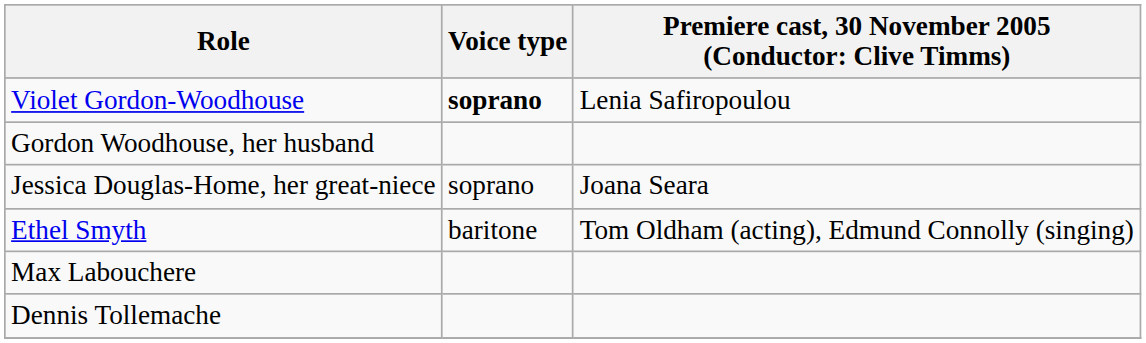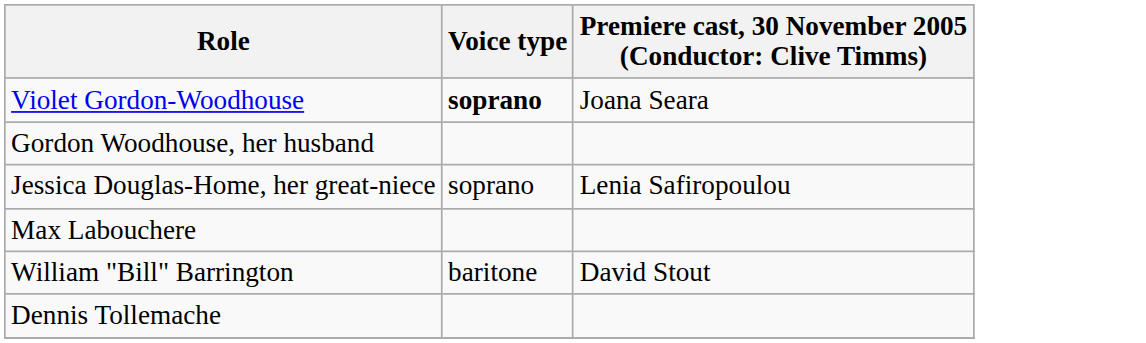(685, 99) Lenia Safiropoulou -> (644, 99) Joana Seara
(644, 186) Joana Seara -> (685, 186) Lenia Safiropoulou
- row: (79, 229)
+ row: (152, 272)
